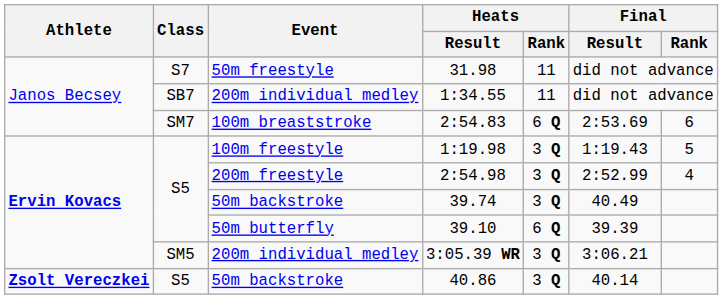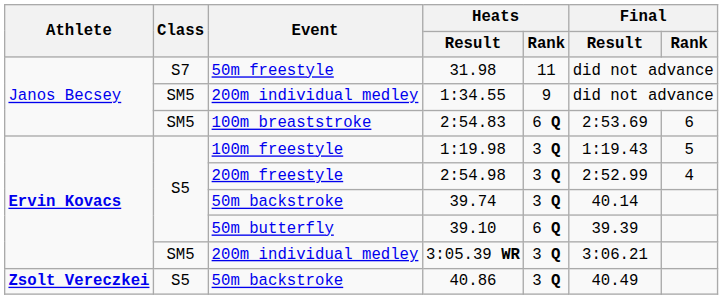(181, 97) SB7 -> (181, 97) SM5
(546, 97) 11 -> (546, 97) 9
(181, 123) SM7 -> (181, 123) SM5
(615, 202) 40.49 -> (615, 202) 40.14
(615, 281) 40.14 -> (615, 281) 40.49
